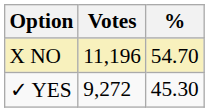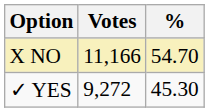(112, 55) 11,196 -> (112, 55) 11,166
